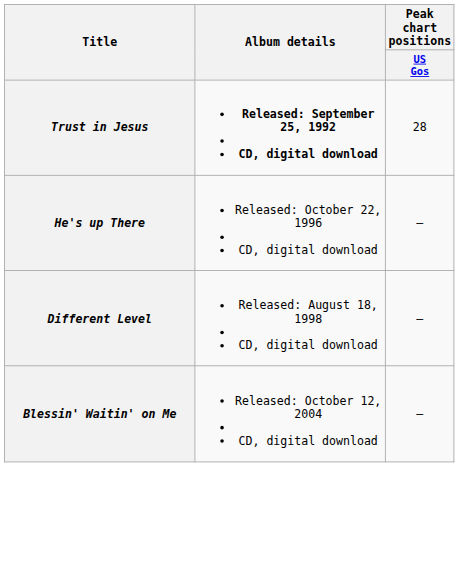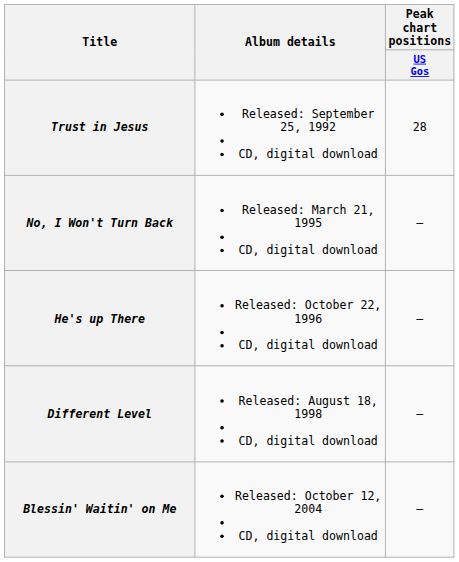(290, 134) bold -> (290, 134) normal
+ row: (100, 223)
